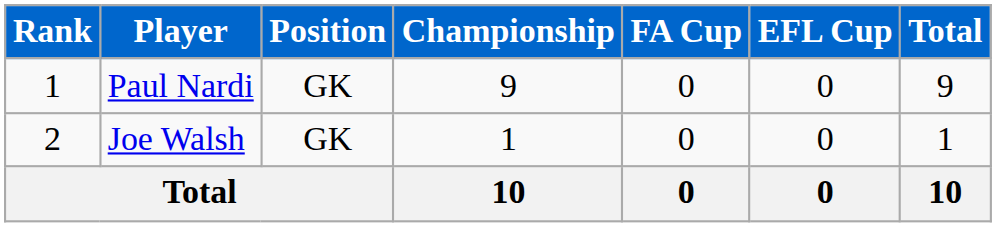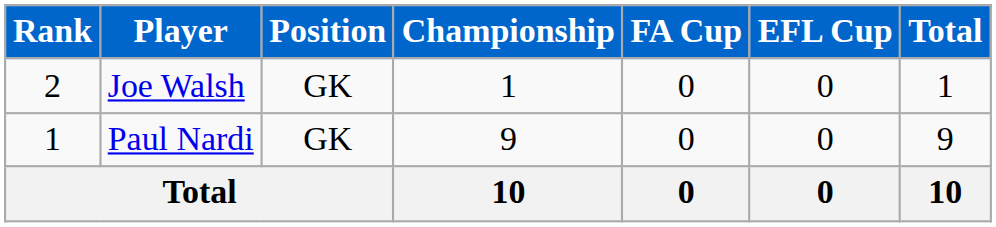rows swapped: (181, 85) <-> (176, 138)
